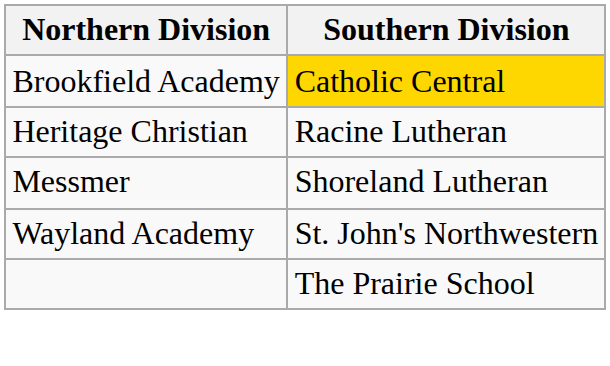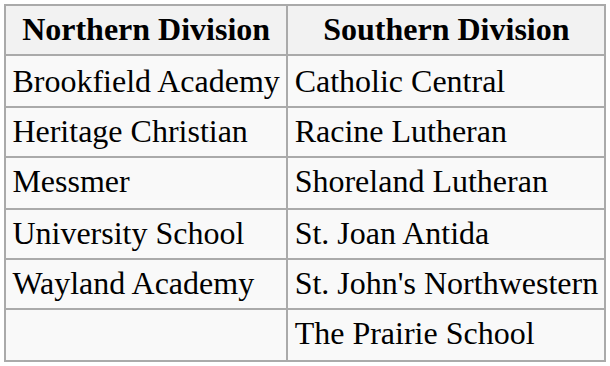(400, 80) gold background -> (400, 80) no background
+ row: (128, 232)
